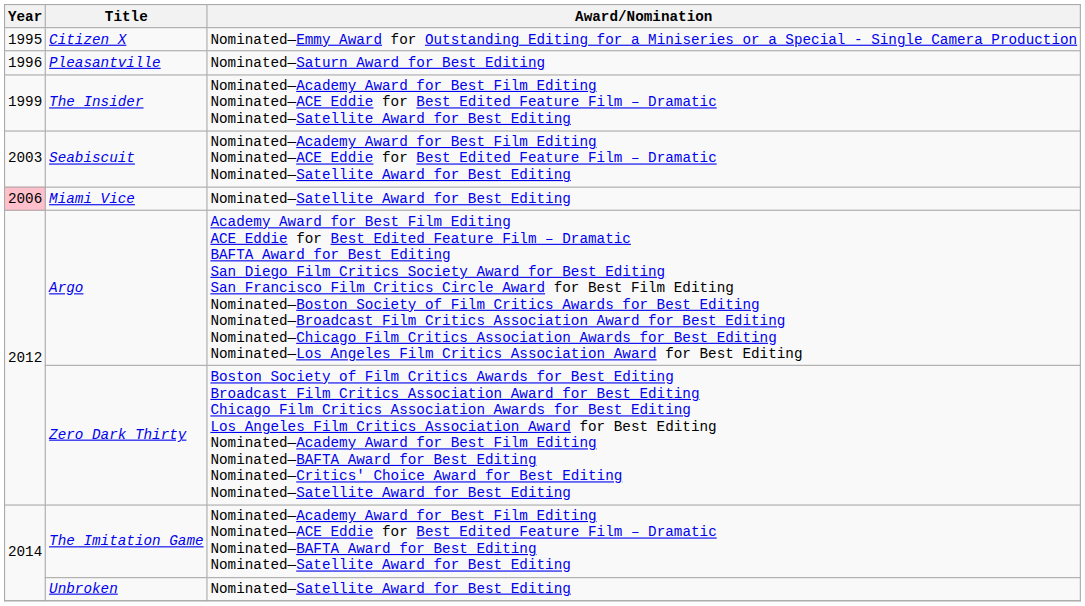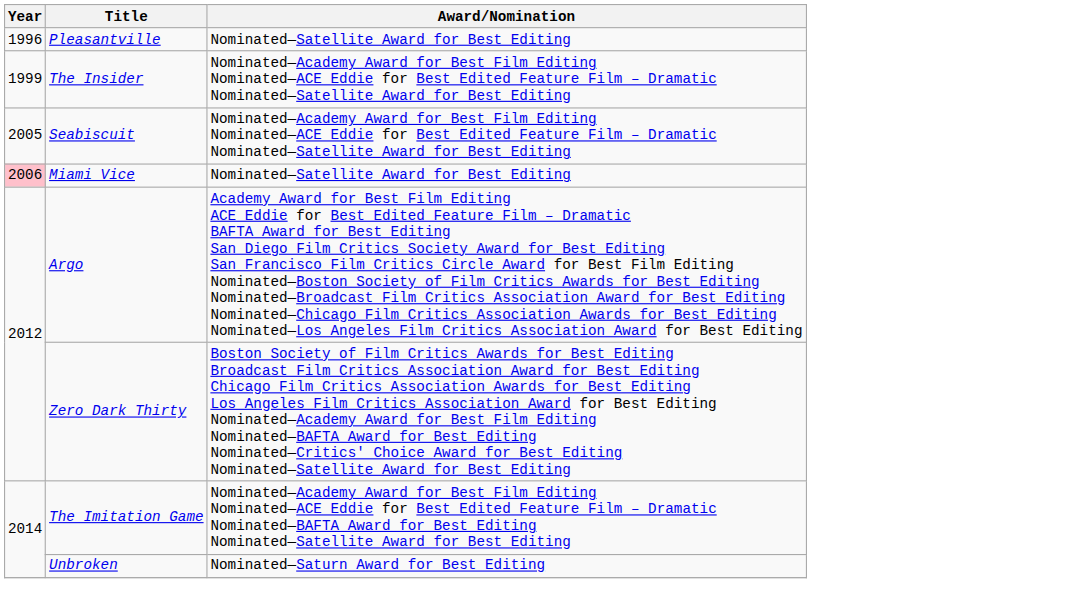- row: (88, 40)
(378, 63) Nominated—Saturn Award for Best Editing -> (391, 40) Nominated—Satellite Award for Best Editing
(25, 159) 2003 -> (25, 136) 2005
(391, 589) Nominated—Satellite Award for Best Editing -> (378, 566) Nominated—Saturn Award for Best Editing
